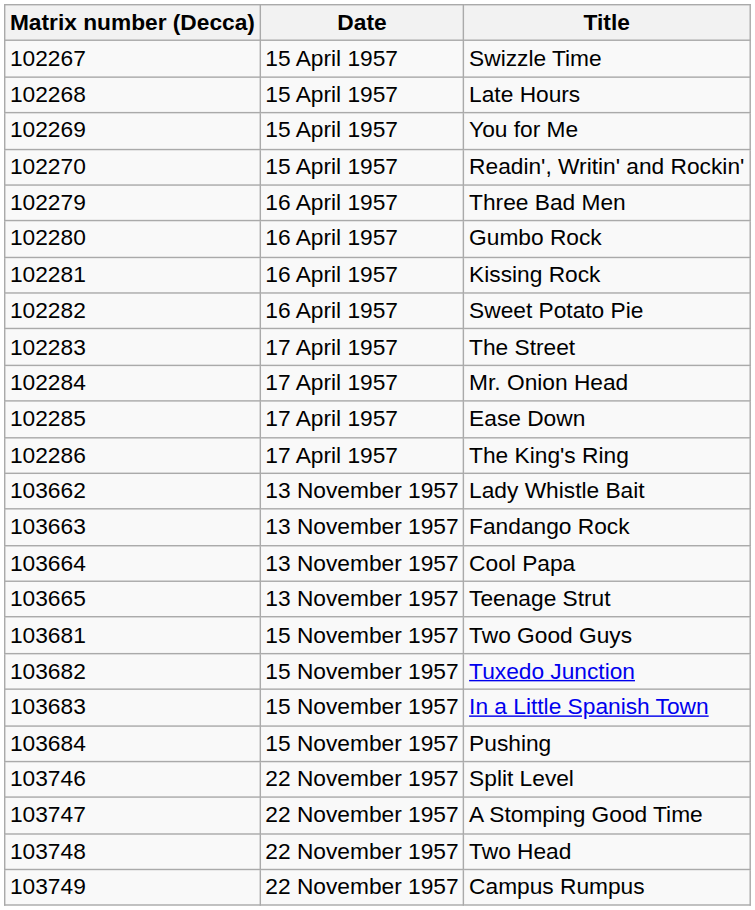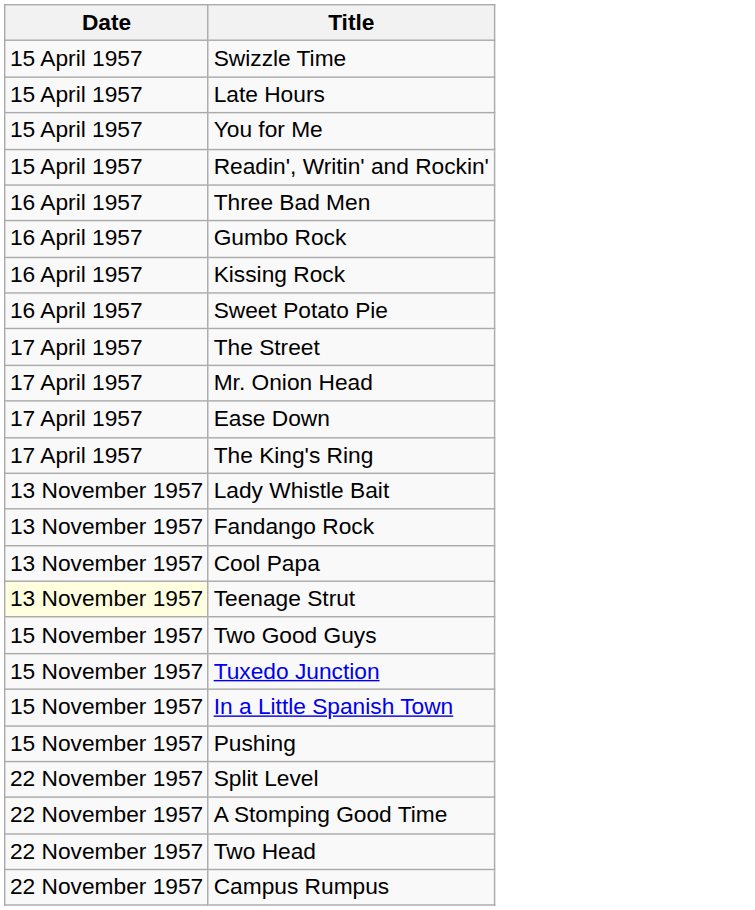- column: (132, 22)
(362, 599) no background -> (107, 599) lightyellow background
